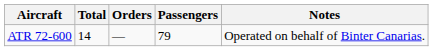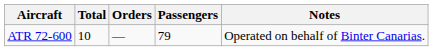(84, 35) 14 -> (84, 35) 10
